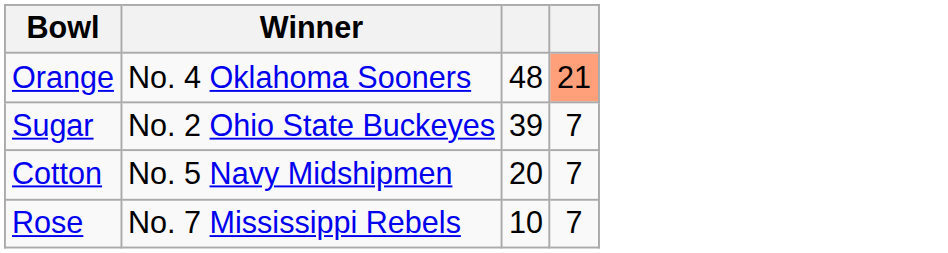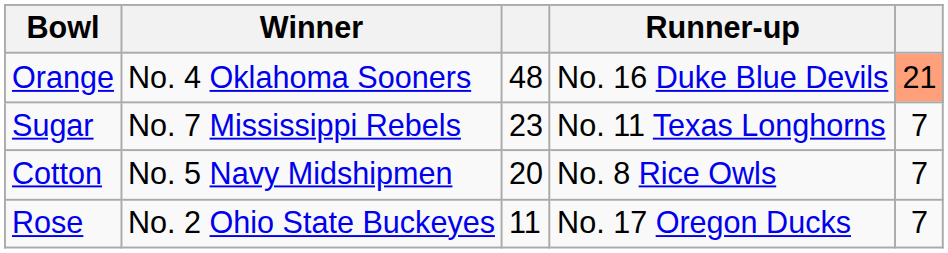+ column: (723, 28)
(311, 125) No. 2 Ohio State Buckeyes -> (294, 125) No. 7 Mississippi Rebels
(526, 125) 39 -> (526, 125) 23
(294, 222) No. 7 Mississippi Rebels -> (311, 222) No. 2 Ohio State Buckeyes
(526, 222) 10 -> (525, 222) 11
